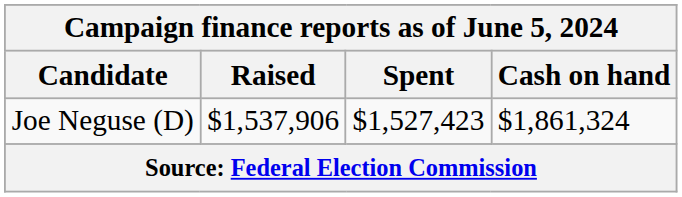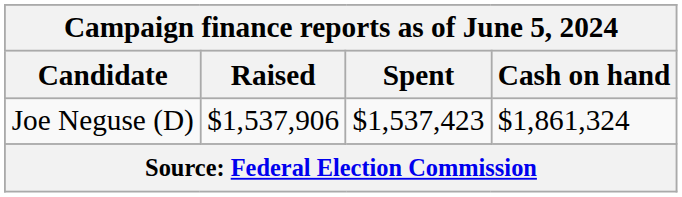(418, 120) $1,527,423 -> (418, 120) $1,537,423
